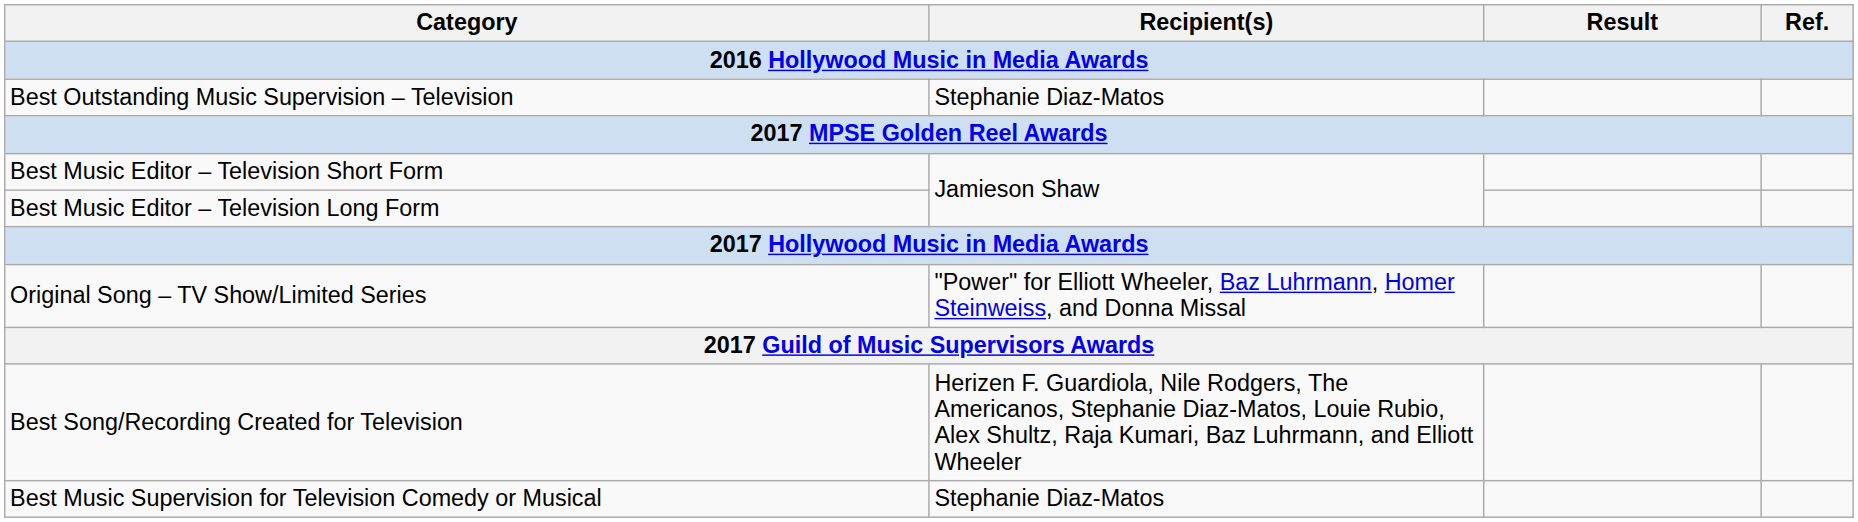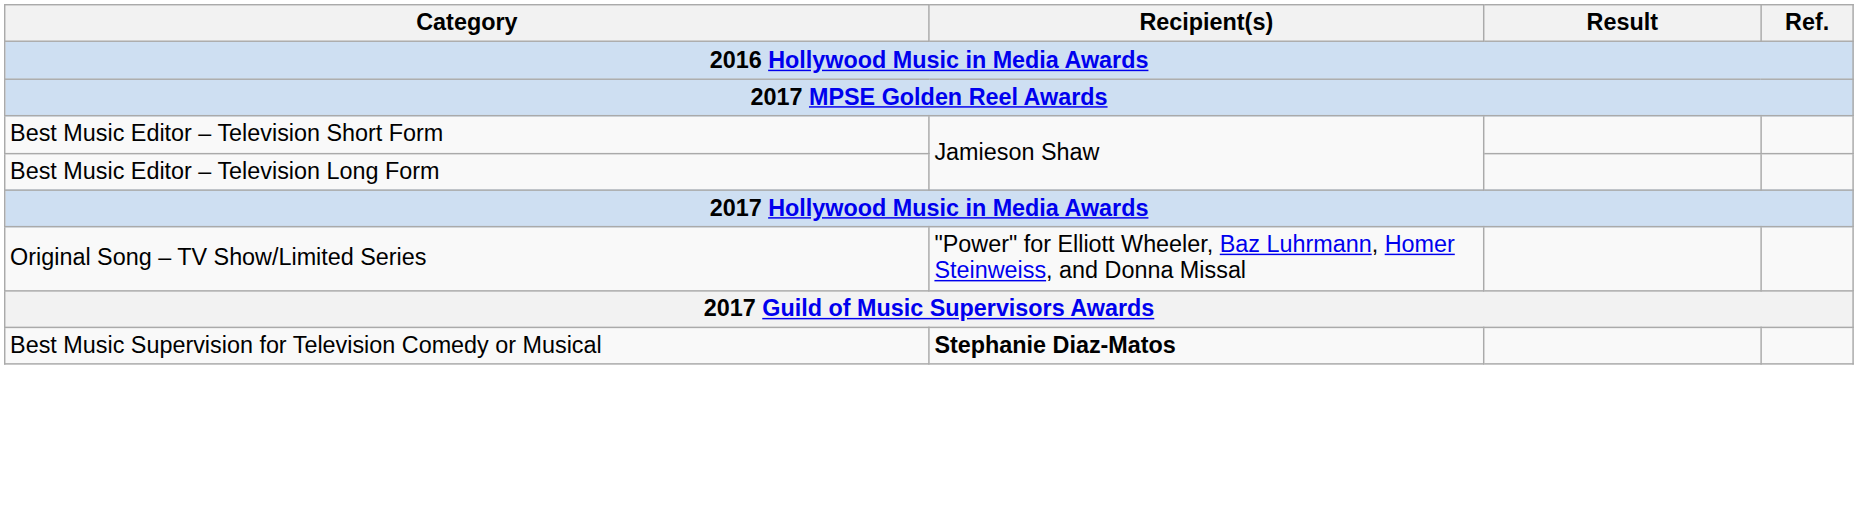- row: (262, 97)
- row: (236, 422)
(1049, 498) normal -> (1055, 345) bold
